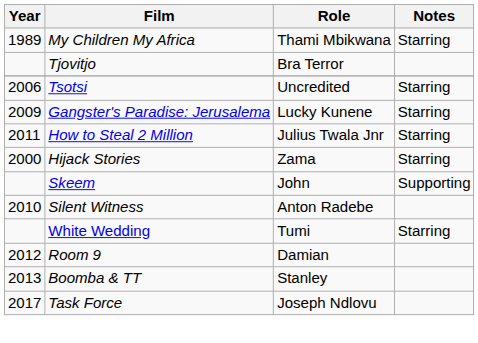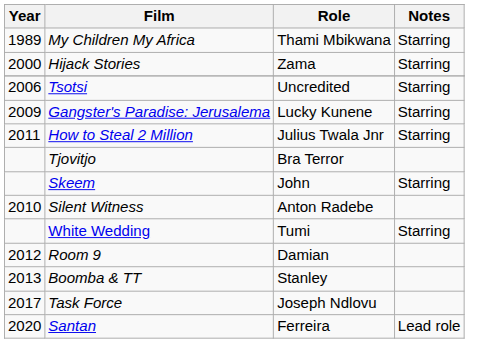rows swapped: (94, 159) <-> (72, 64)
(434, 183) Supporting -> (424, 183) Starring
+ row: (72, 326)
